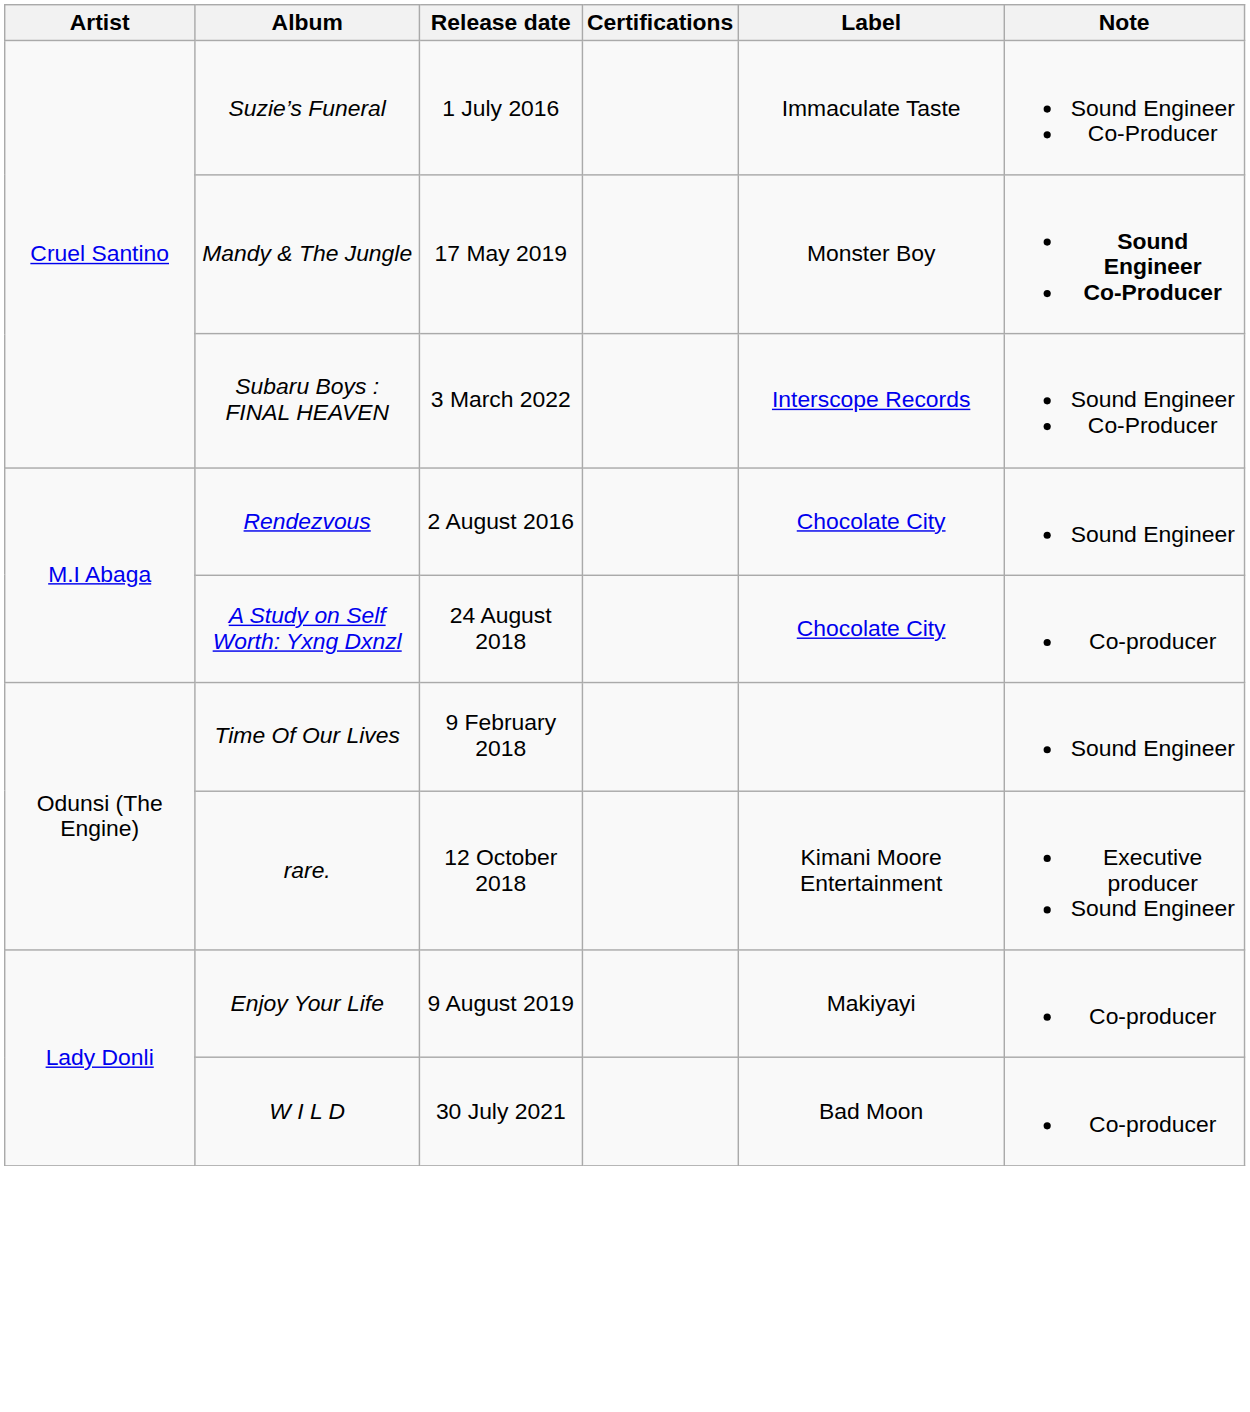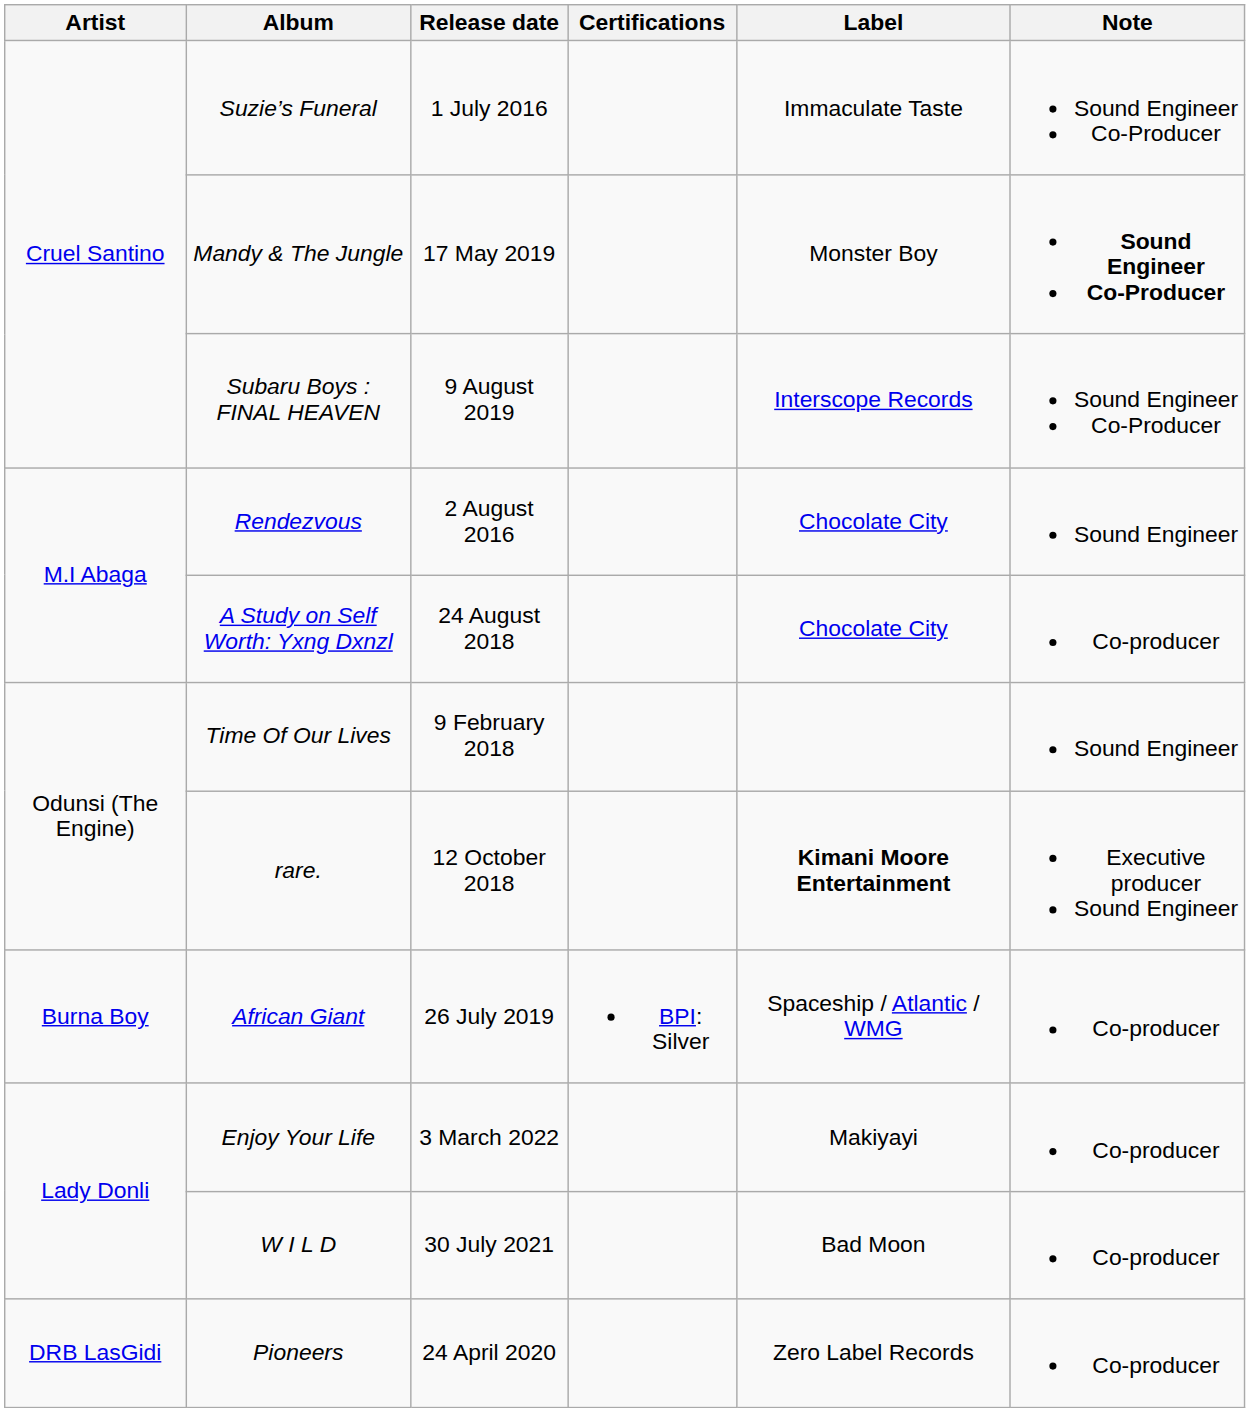(501, 400) 3 March 2022 -> (489, 400) 9 August 2019
(871, 870) normal -> (873, 870) bold
+ row: (298, 1016)
(501, 1003) 9 August 2019 -> (489, 1137) 3 March 2022
+ row: (298, 1352)
